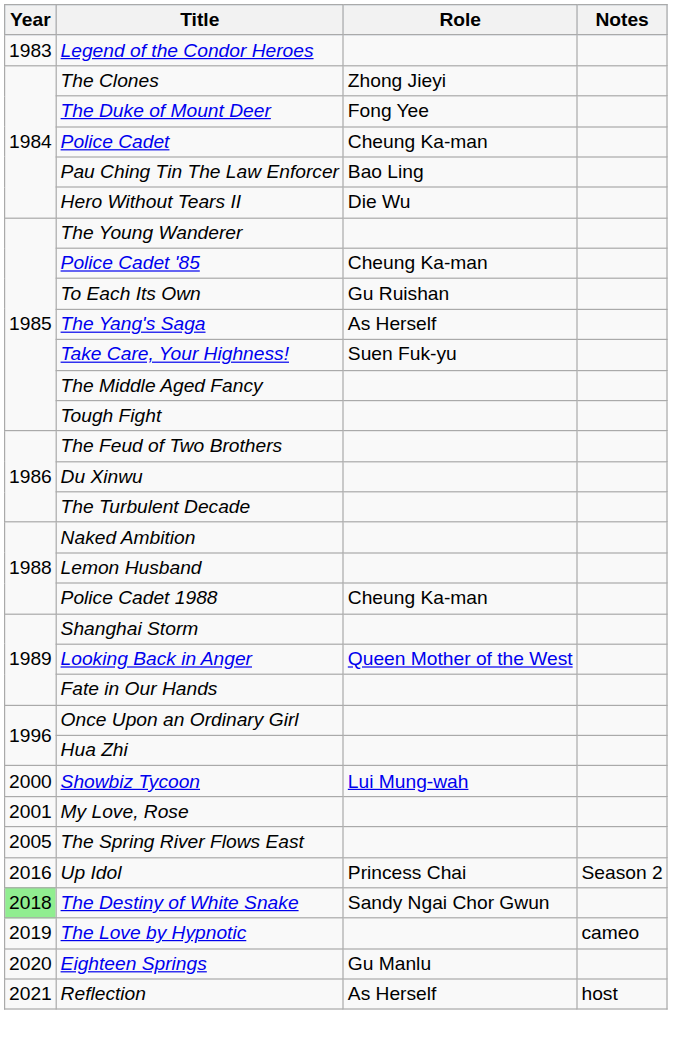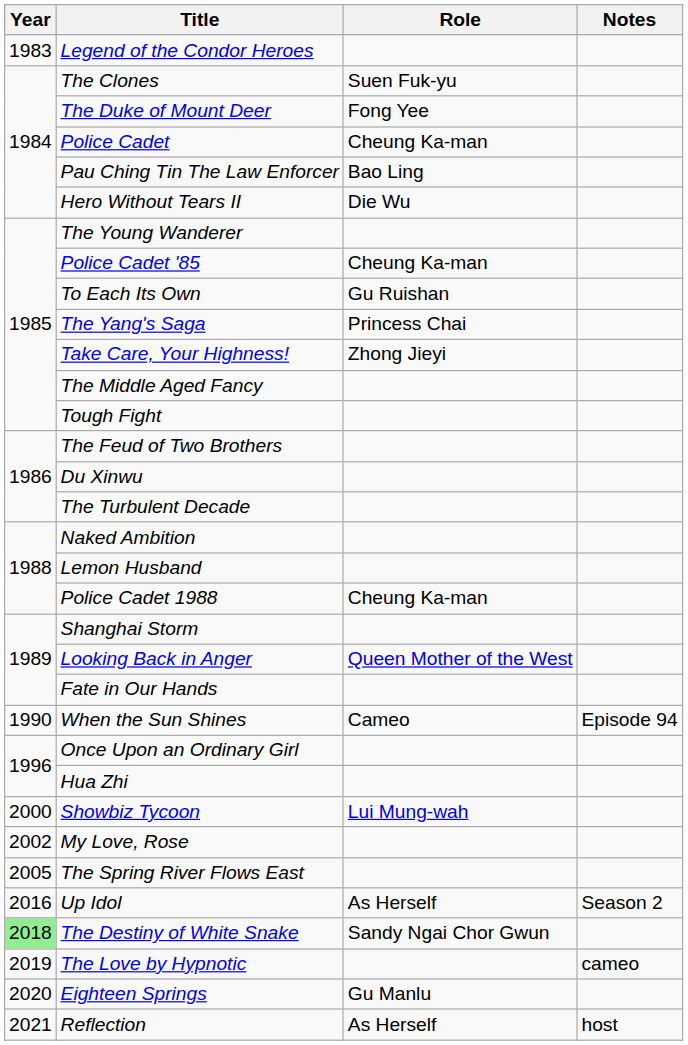(397, 80) Zhong Jieyi -> (402, 80) Suen Fuk-yu
(392, 324) As Herself -> (407, 324) Princess Chai
(402, 354) Suen Fuk-yu -> (397, 354) Zhong Jieyi
+ row: (153, 720)
(30, 811) 2001 -> (30, 841) 2002
(407, 872) Princess Chai -> (392, 902) As Herself
